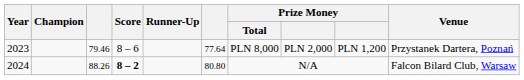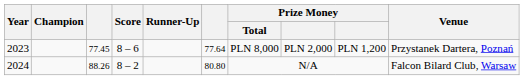(99, 48) 79.46 -> (99, 48) 77.45
(128, 65) bold -> (128, 65) normal
